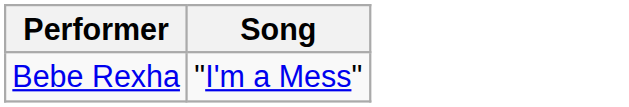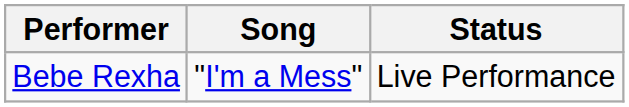+ column: (496, 29)
